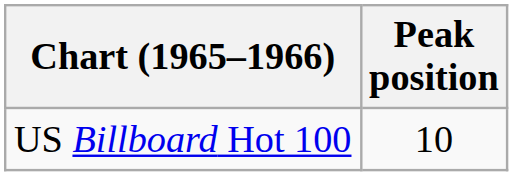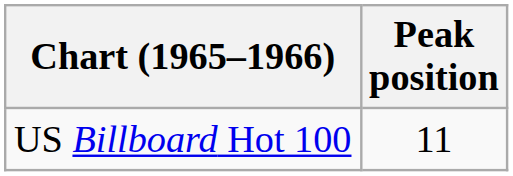(434, 138) 10 -> (434, 138) 11
